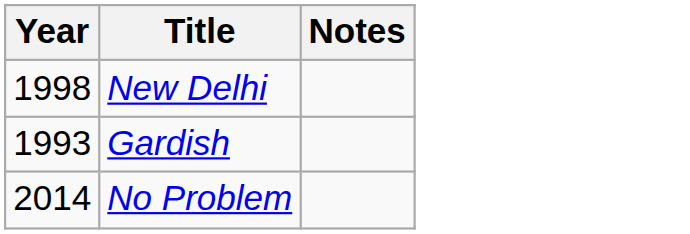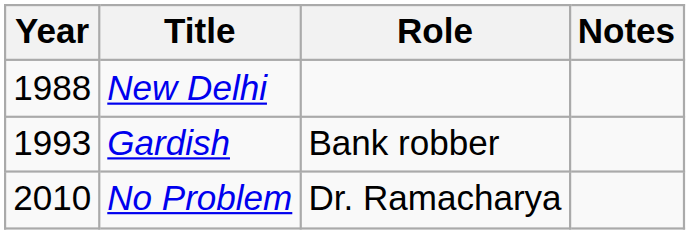+ column: (435, 32)
(52, 87) 1998 -> (52, 87) 1988
(52, 198) 2014 -> (52, 198) 2010
